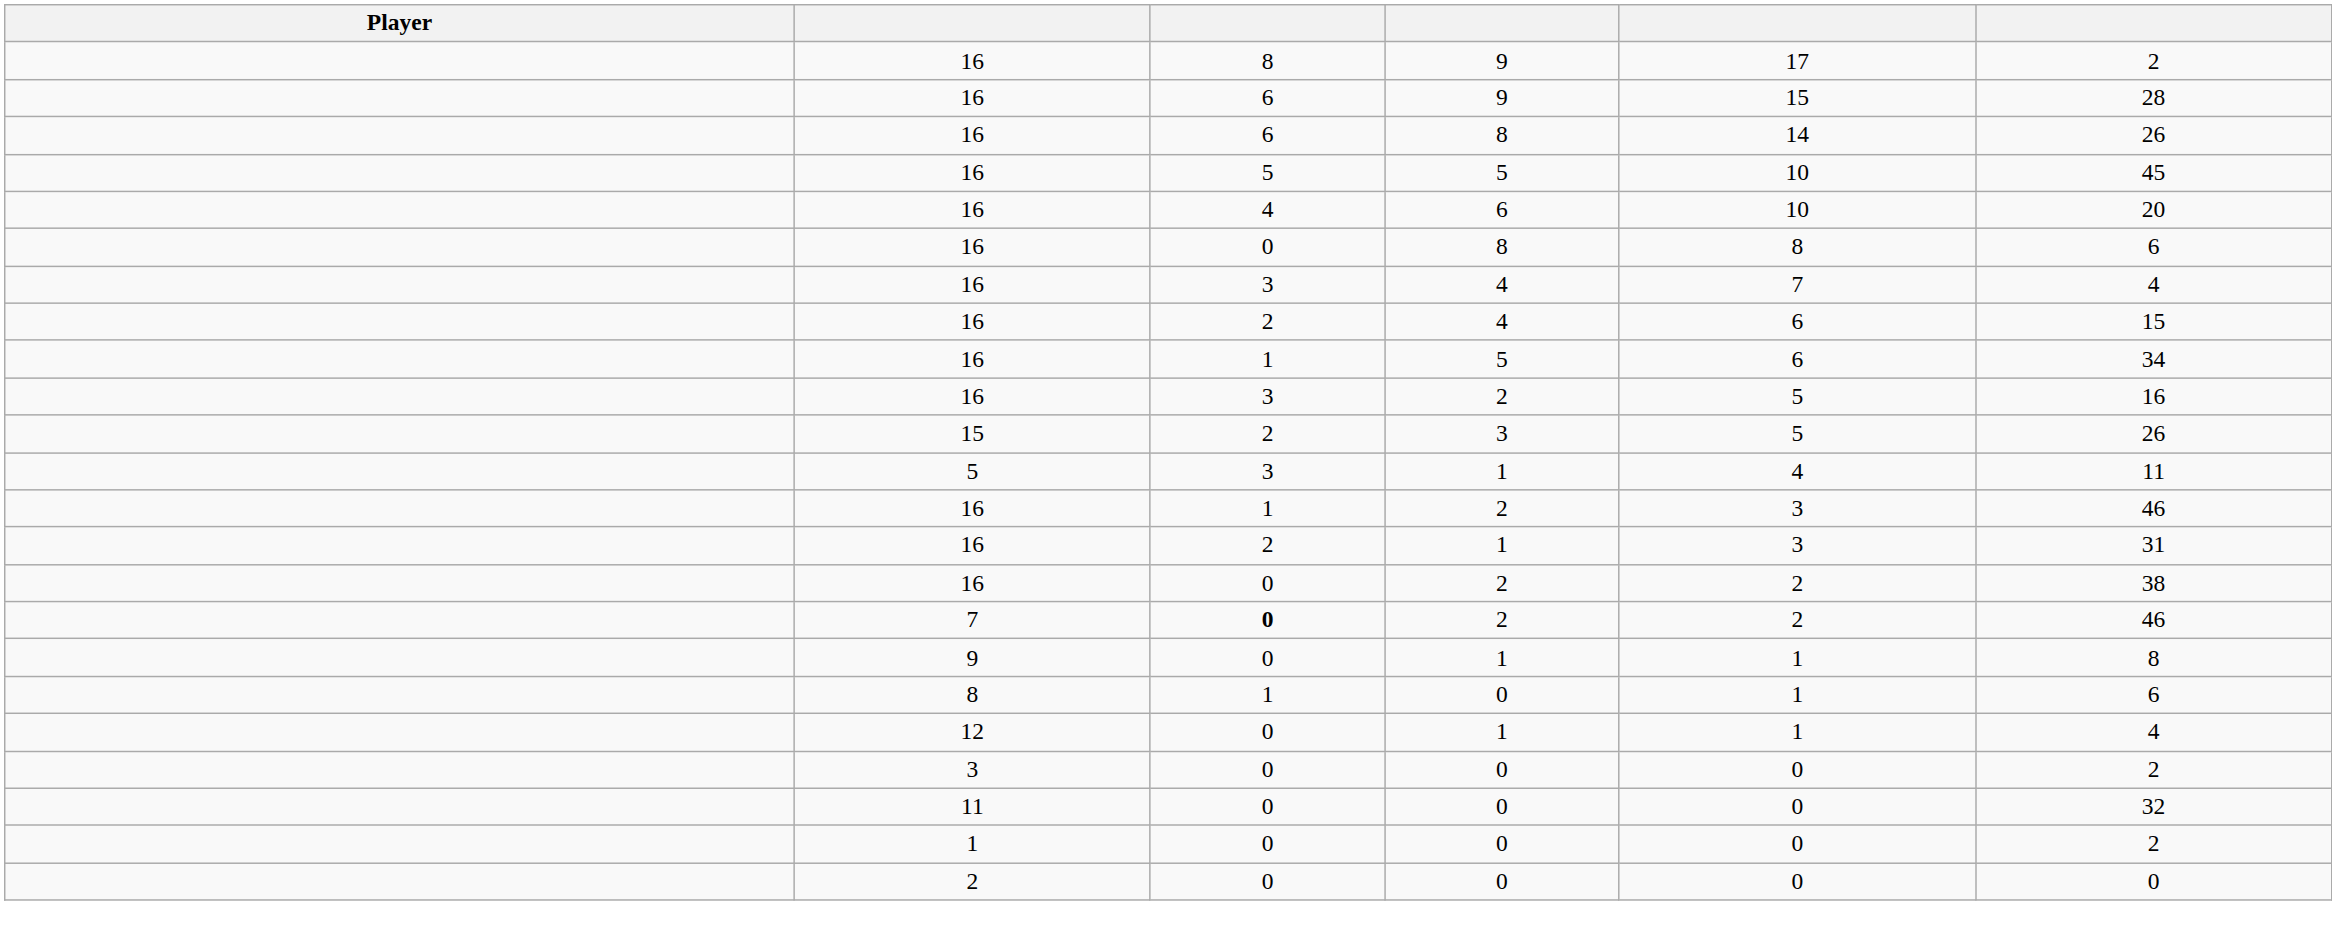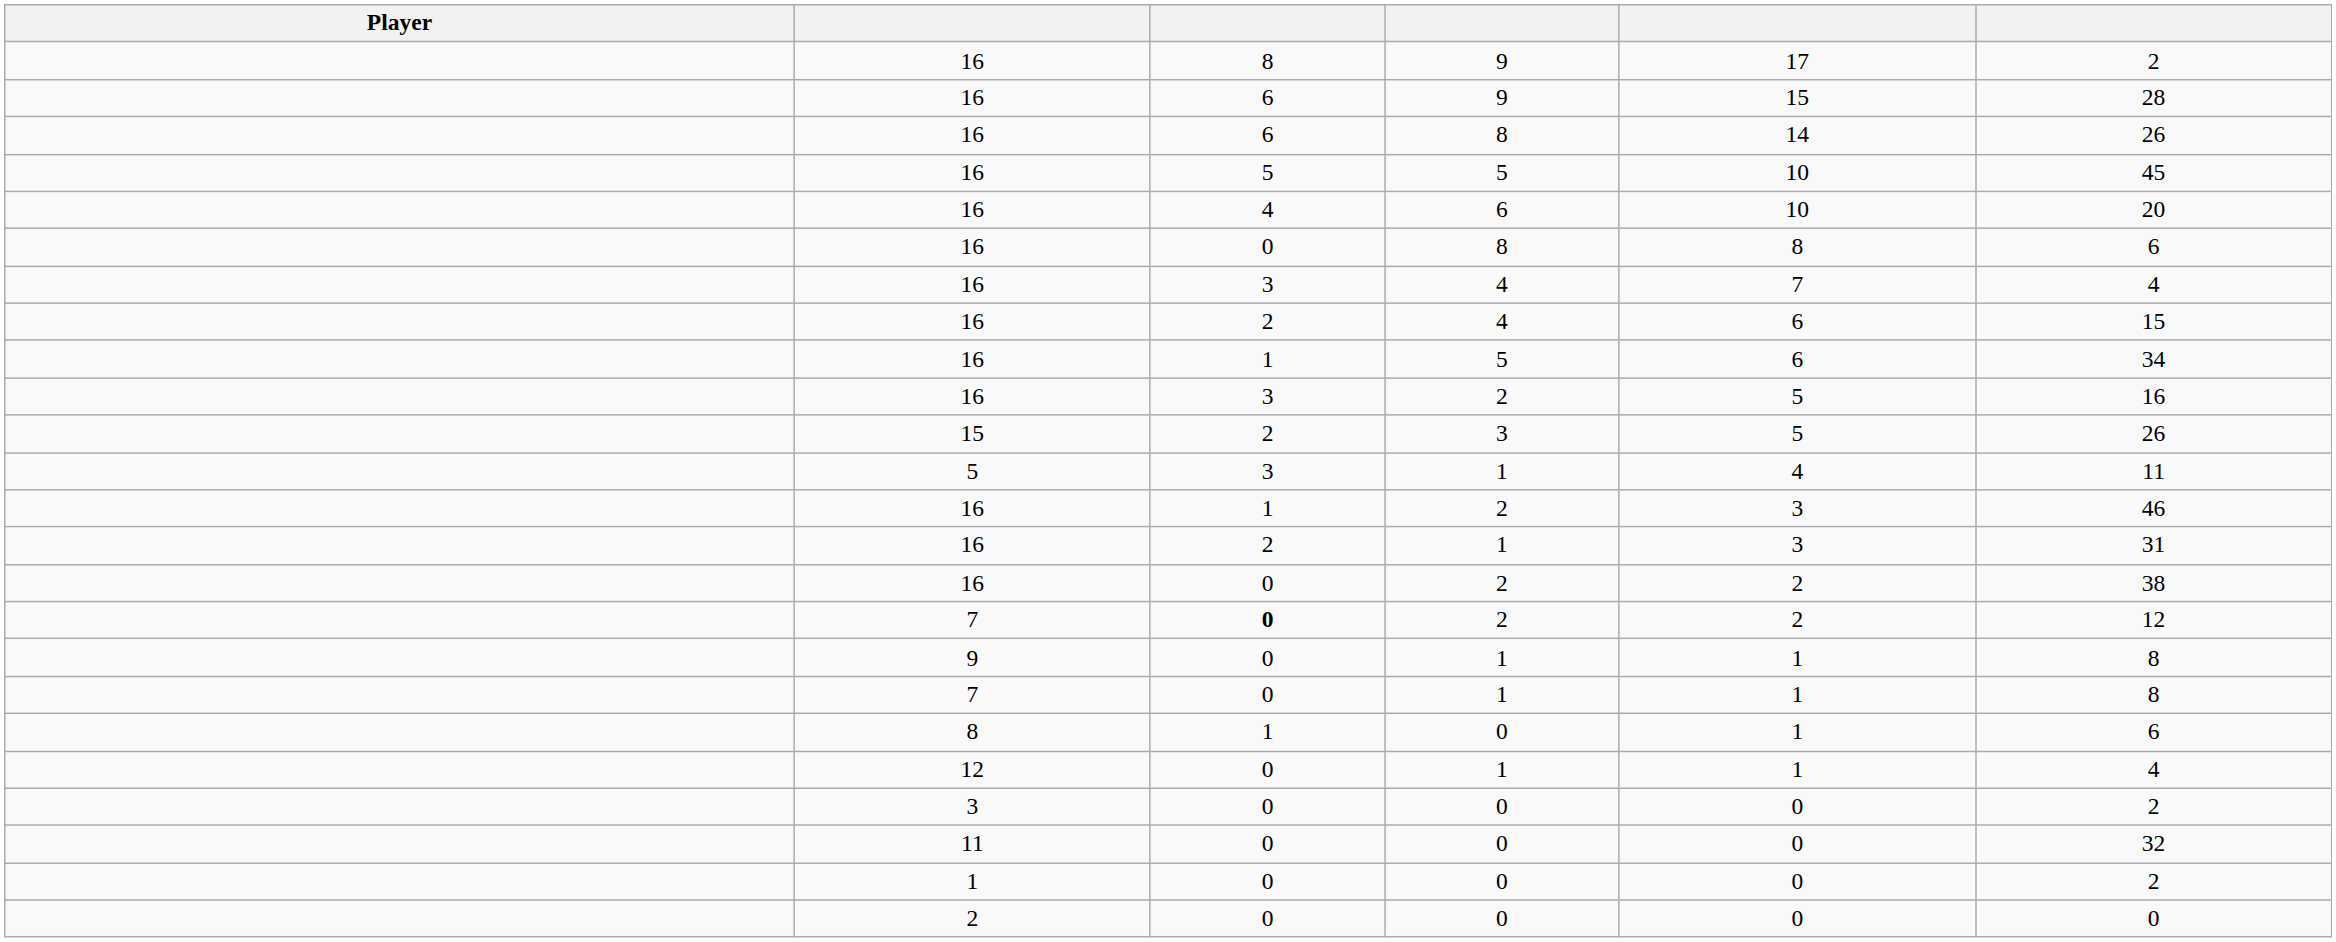(2154, 619) 46 -> (2154, 619) 12
+ row: (972, 694)
